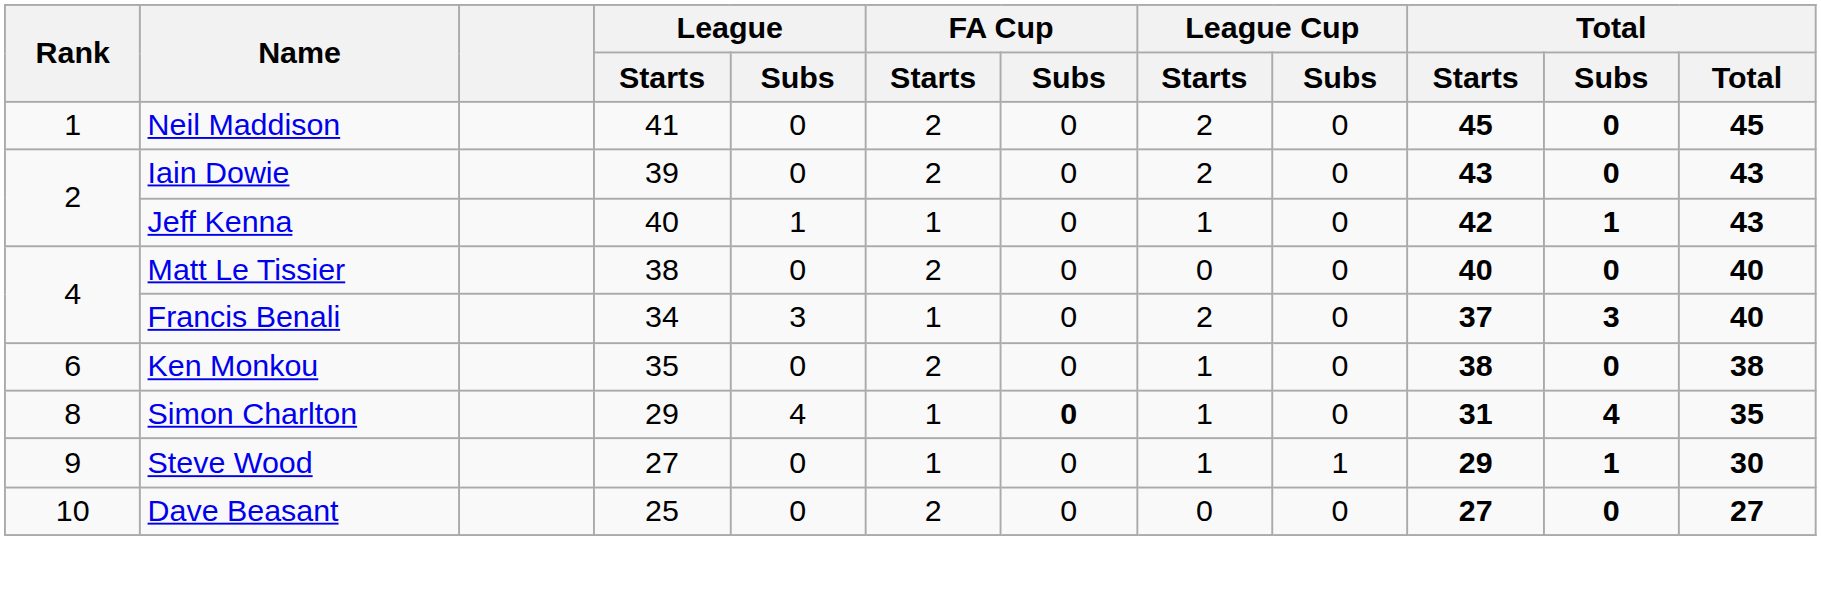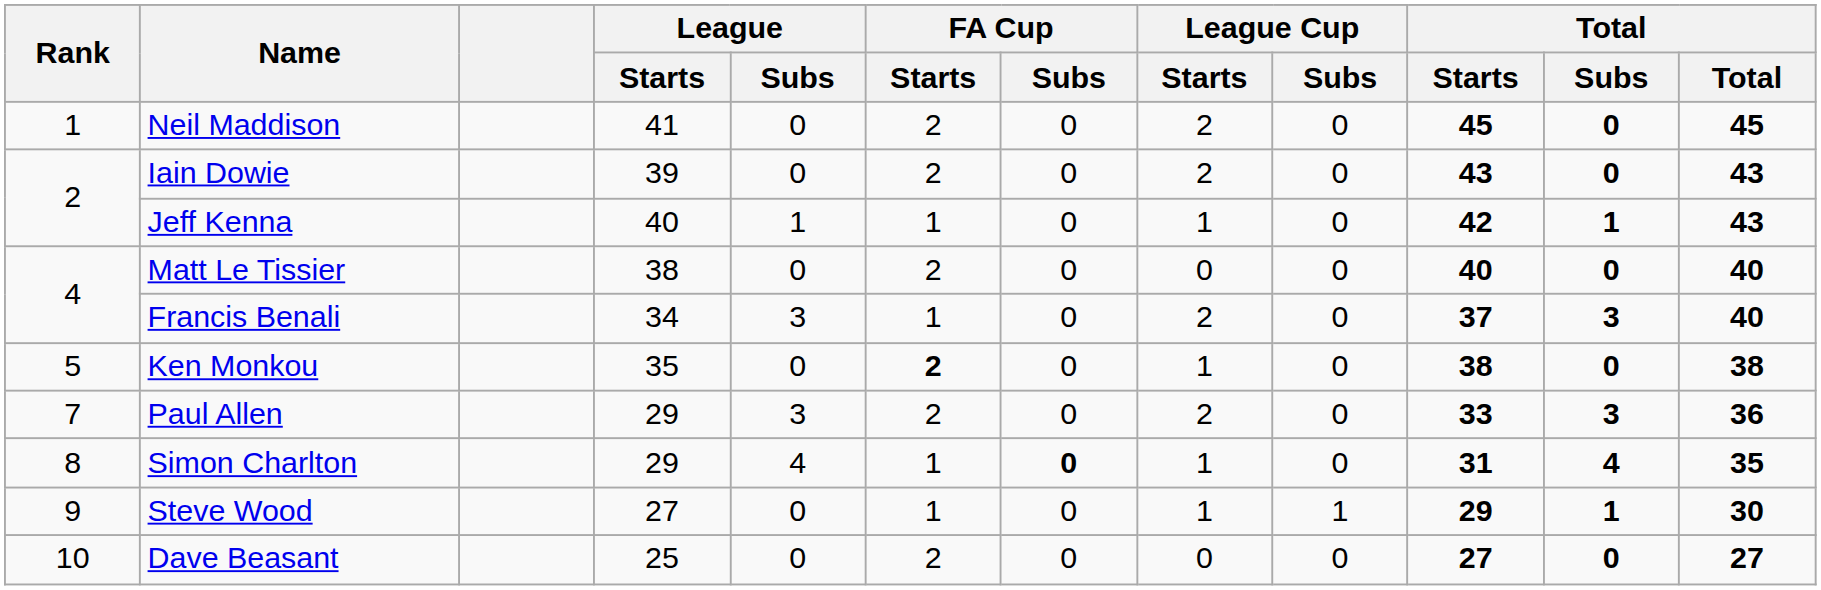(73, 366) 6 -> (73, 366) 5
(933, 366) normal -> (933, 366) bold
+ row: (215, 414)
